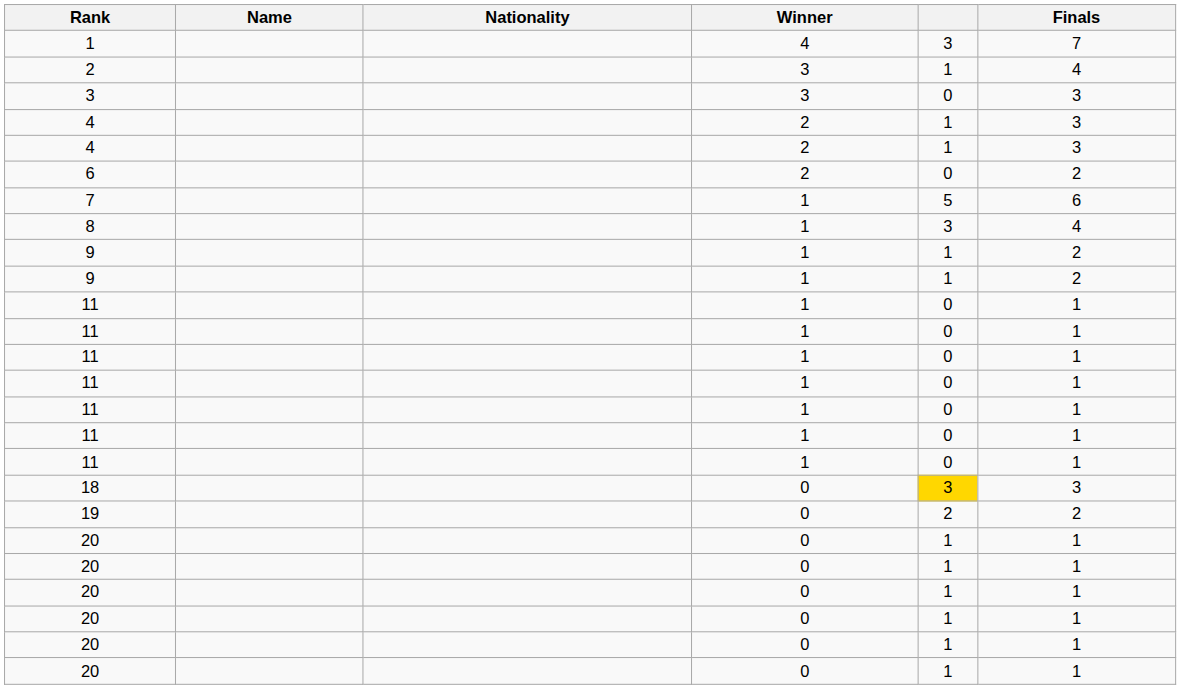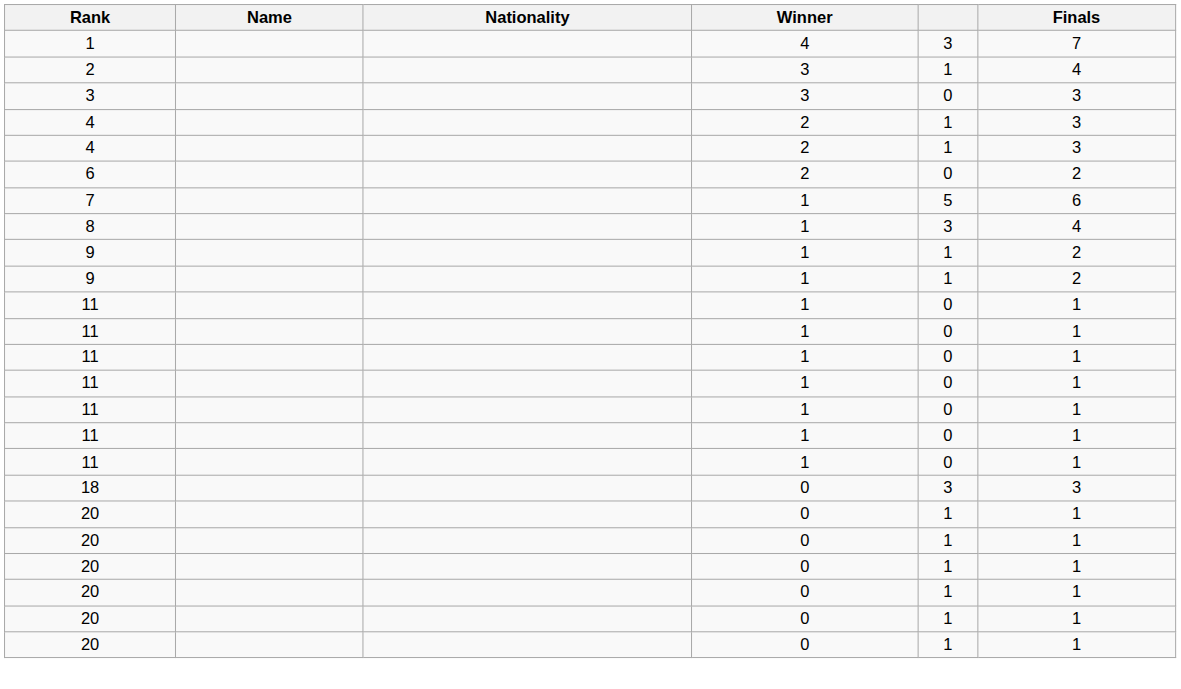(948, 488) gold background -> (948, 488) no background
- row: (90, 514)
